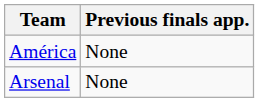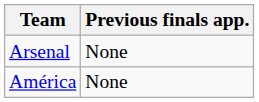rows swapped: (43, 50) <-> (39, 81)
